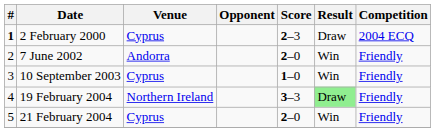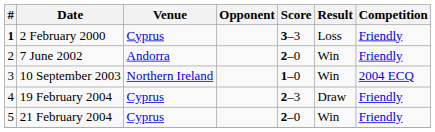(290, 35) 2–3 -> (290, 35) 3–3
(332, 35) Draw -> (330, 35) Loss
(386, 35) 2004 ECQ -> (381, 35) Friendly
(145, 76) Cyprus -> (170, 76) Northern Ireland
(381, 76) Friendly -> (386, 76) 2004 ECQ
(170, 96) Northern Ireland -> (145, 96) Cyprus
(290, 96) 3–3 -> (290, 96) 2–3
(332, 96) lightgreen background -> (332, 96) no background
